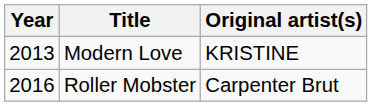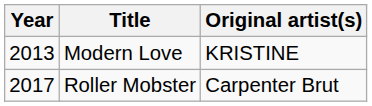(32, 85) 2016 -> (32, 85) 2017
